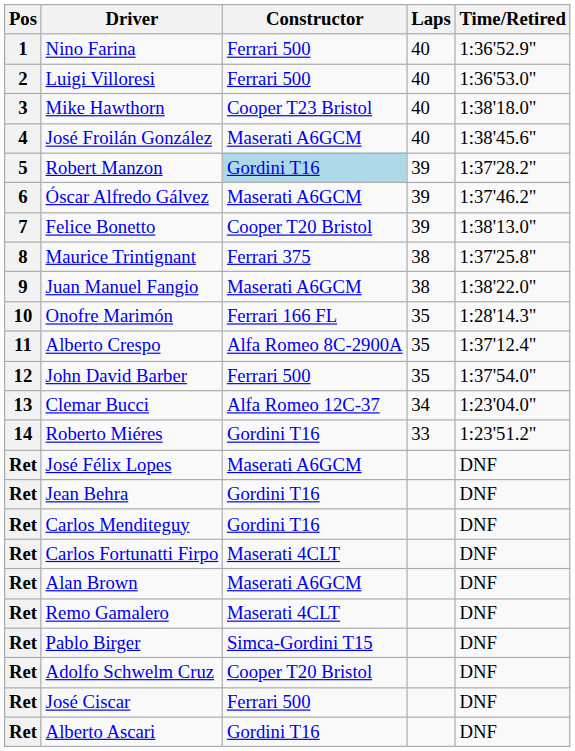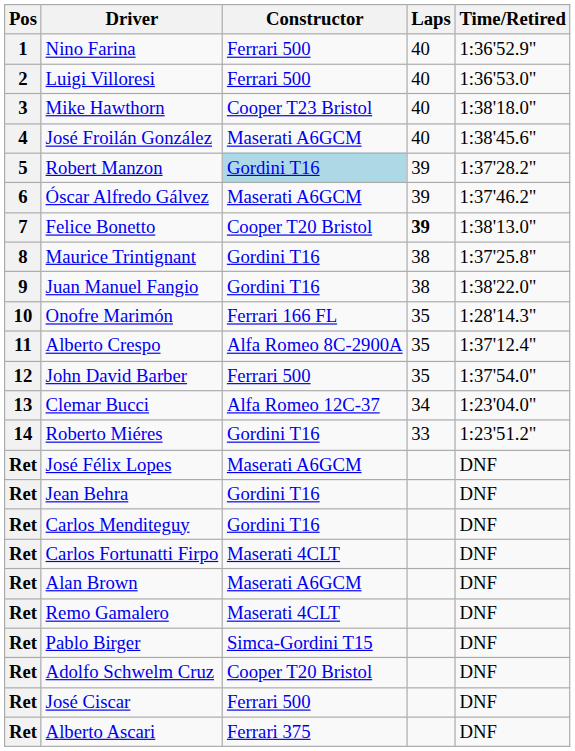(421, 227) normal -> (421, 227) bold
(269, 256) Ferrari 375 -> (273, 256) Gordini T16
(294, 286) Maserati A6GCM -> (273, 286) Gordini T16
(273, 731) Gordini T16 -> (269, 731) Ferrari 375
